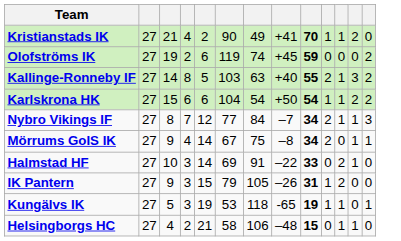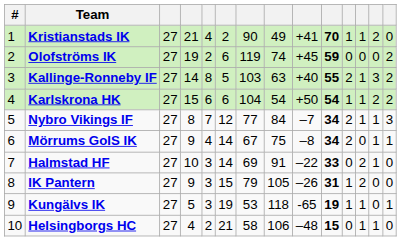+ column: (15, 15)
